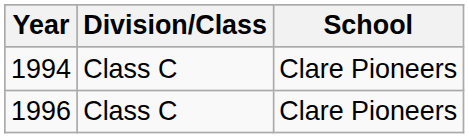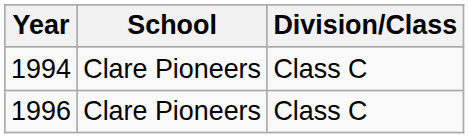columns swapped: (368, 25) <-> (175, 25)
